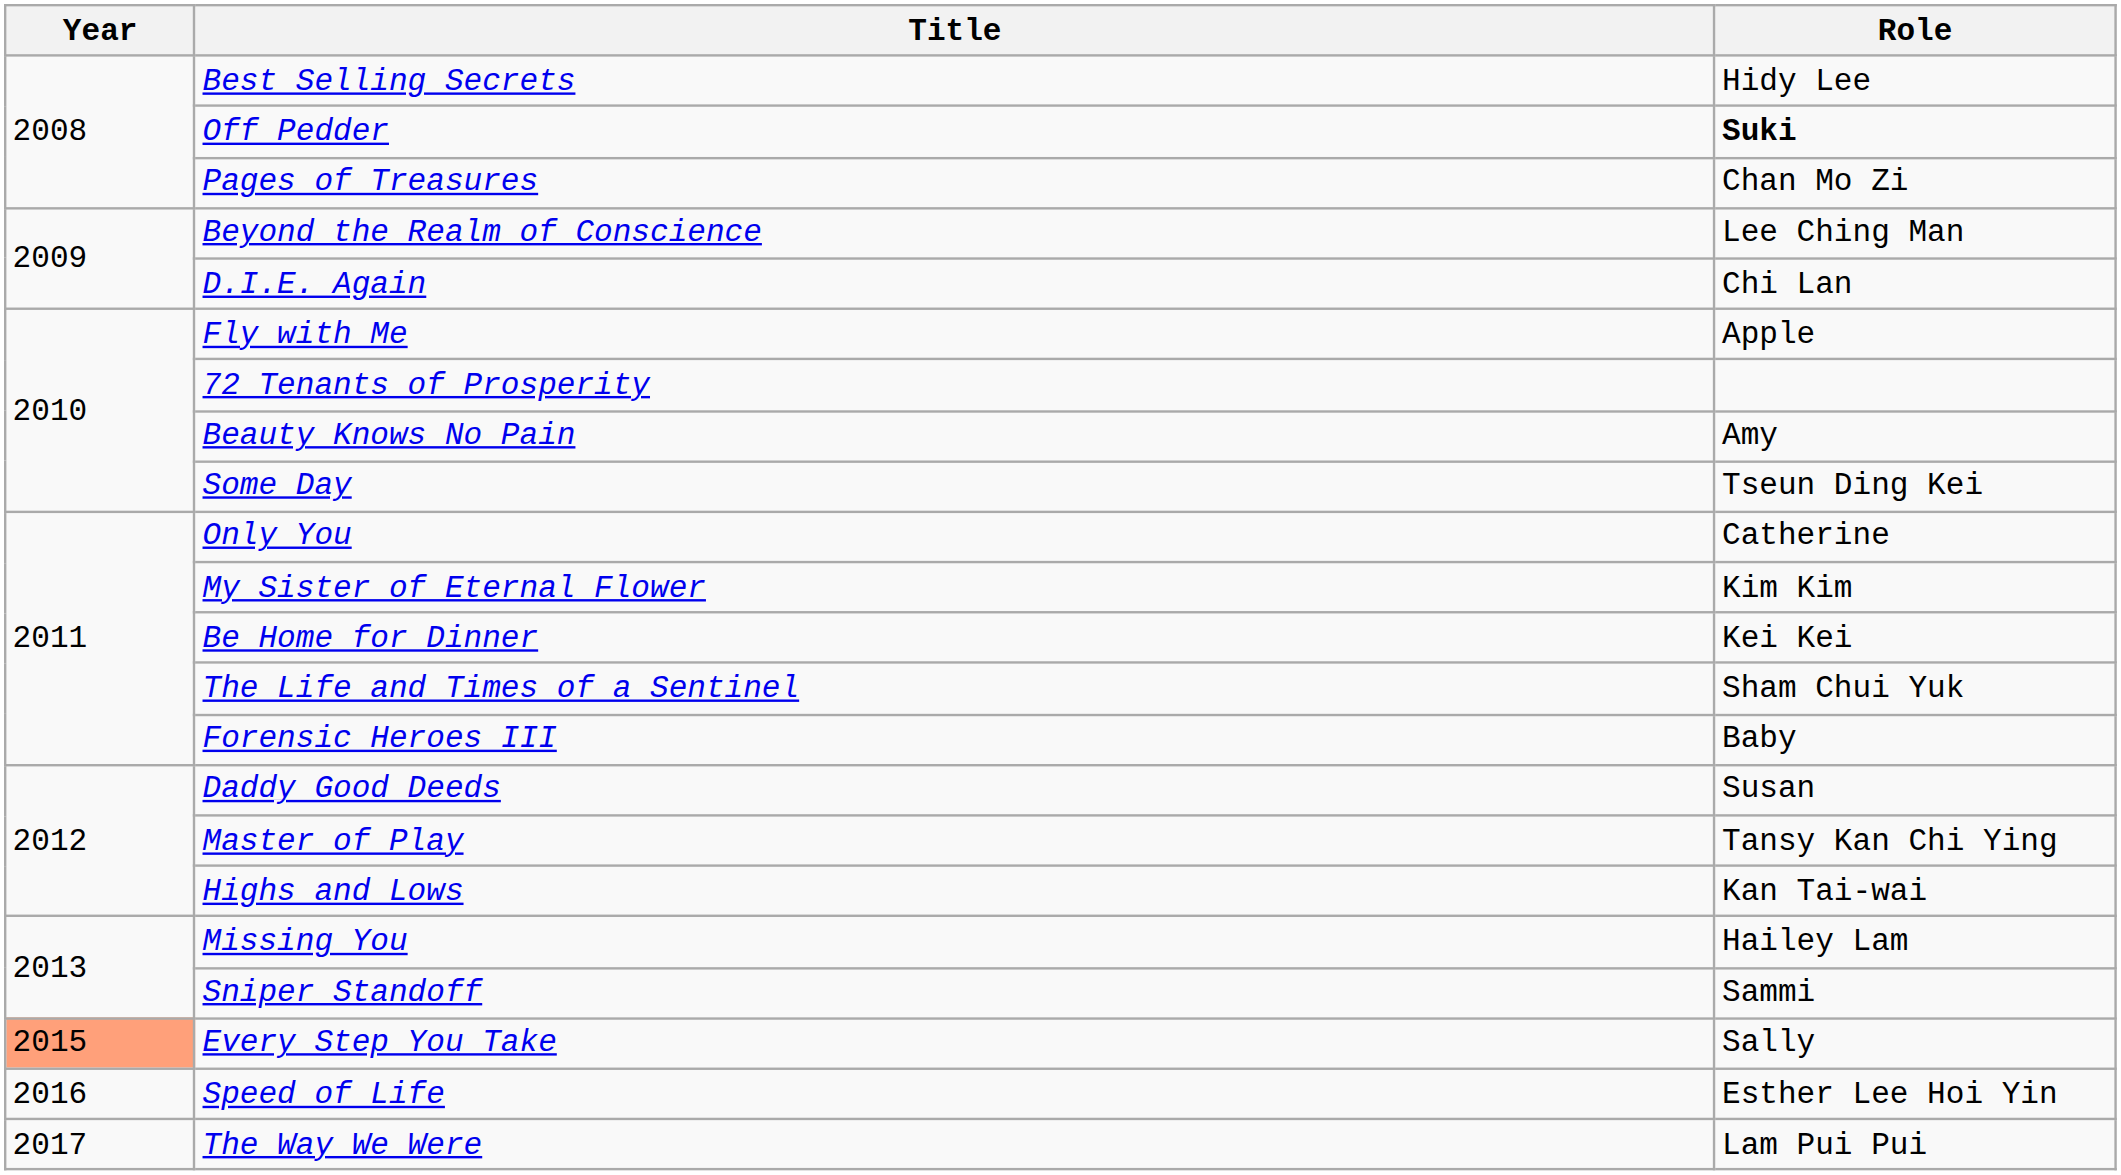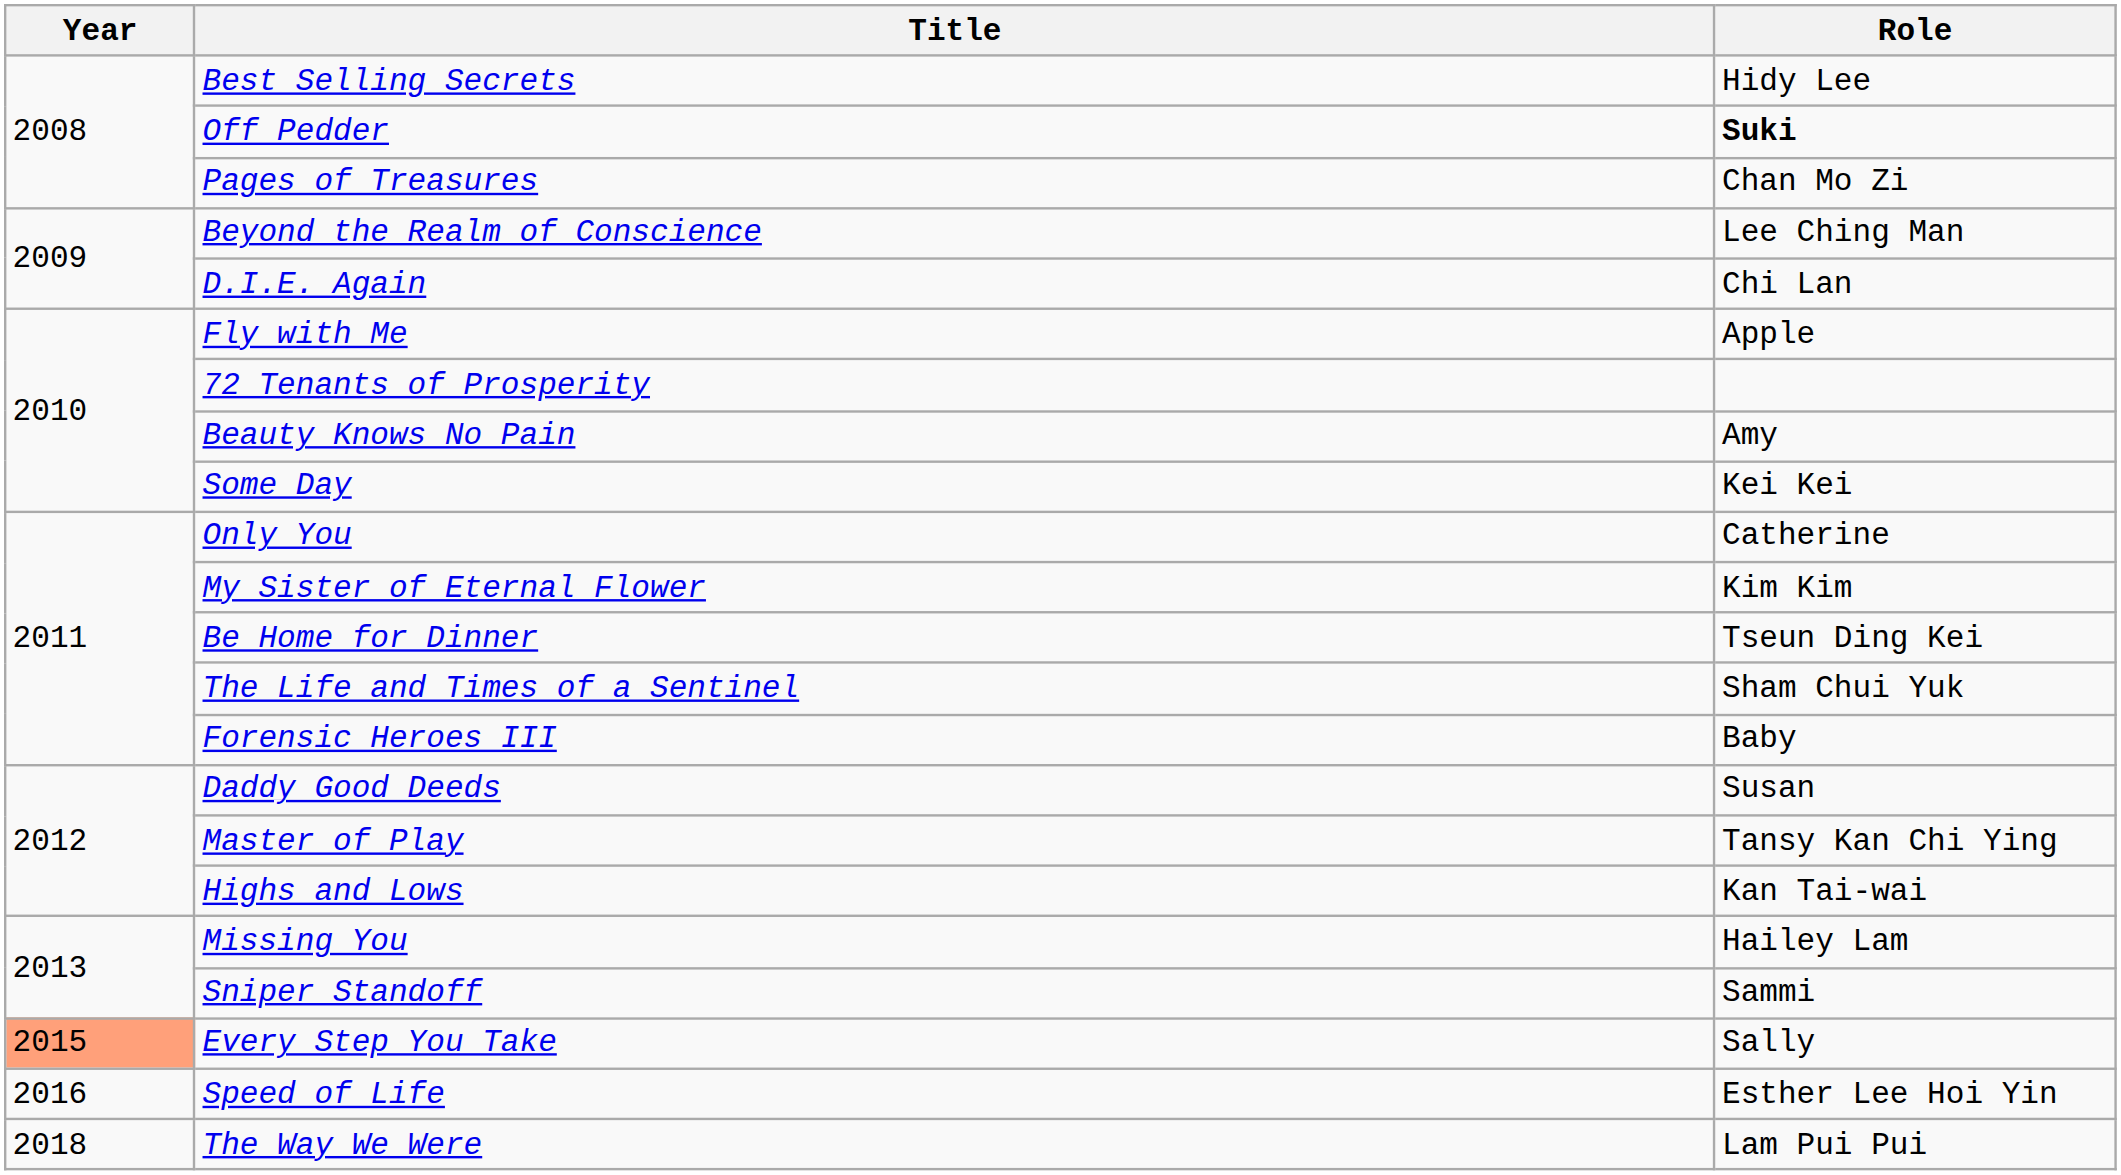(1853, 486) Tseun Ding Kei -> (1787, 486) Kei Kei
(1787, 638) Kei Kei -> (1853, 638) Tseun Ding Kei
(50, 1145) 2017 -> (50, 1145) 2018
